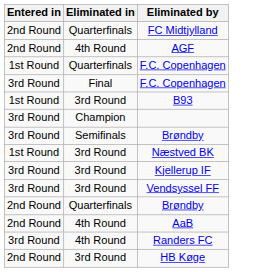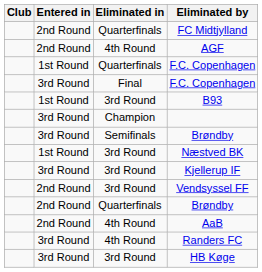+ column: (19, 13)
(34, 188) 3rd Round -> (64, 188) 2nd Round
(34, 258) 2nd Round -> (64, 258) 3rd Round
